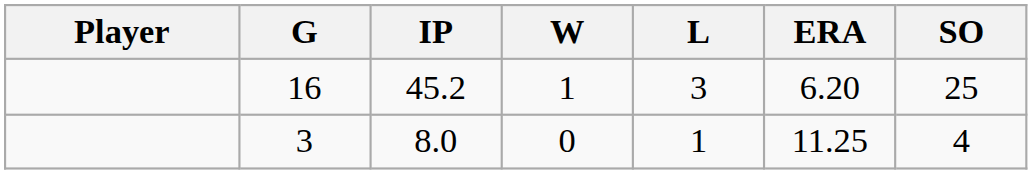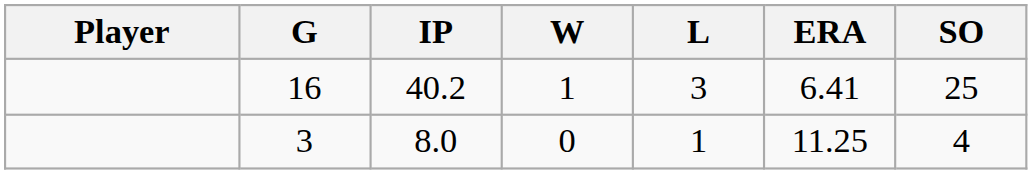(436, 86) 45.2 -> (436, 86) 40.2
(830, 86) 6.20 -> (830, 86) 6.41
